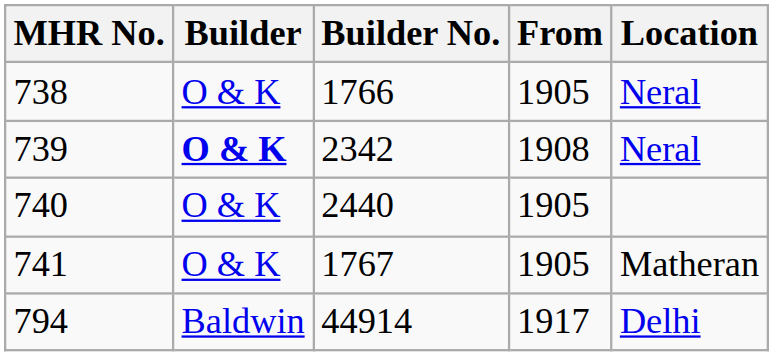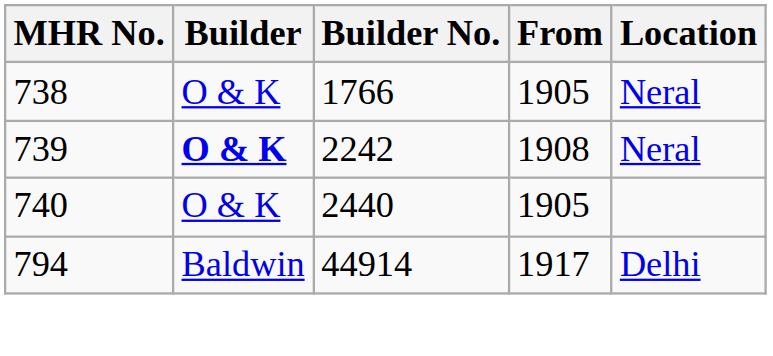(358, 148) 2342 -> (358, 148) 2242
- row: (41, 263)
